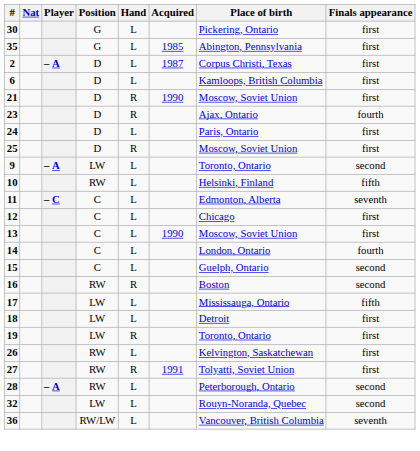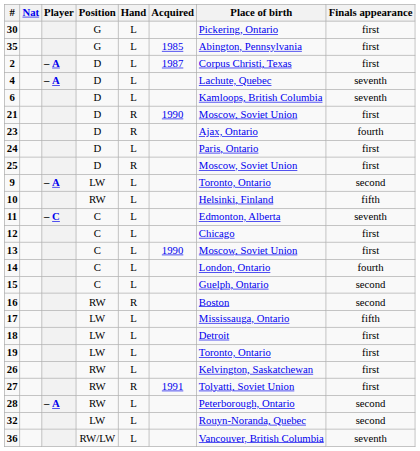+ row: (12, 81)
(371, 81) first -> (371, 98) seventh
(133, 336) R -> (133, 353) L
